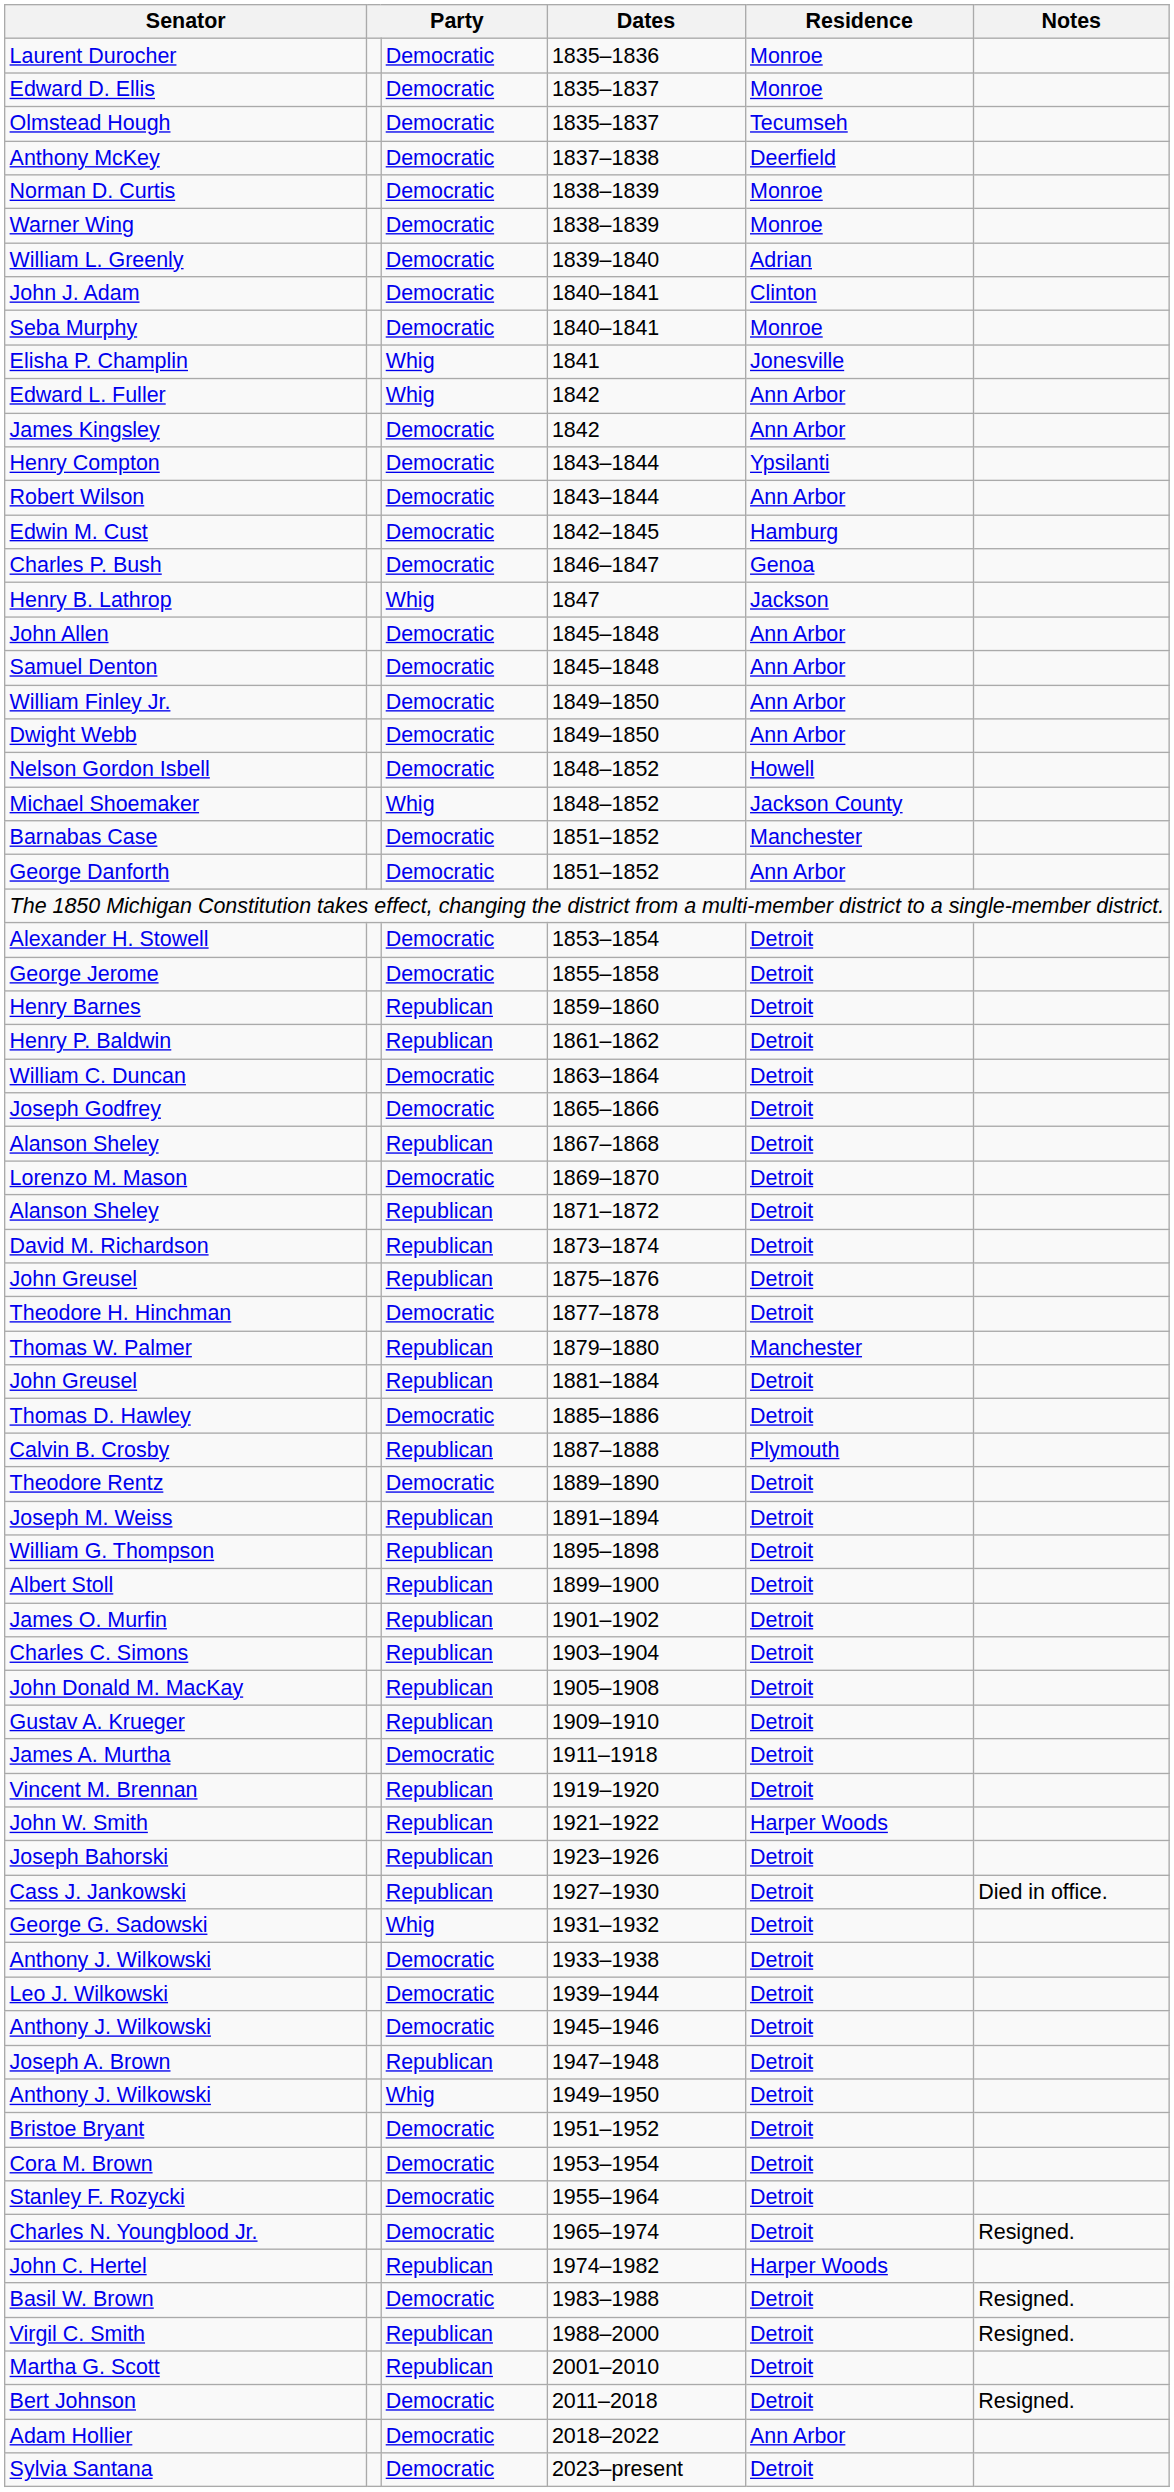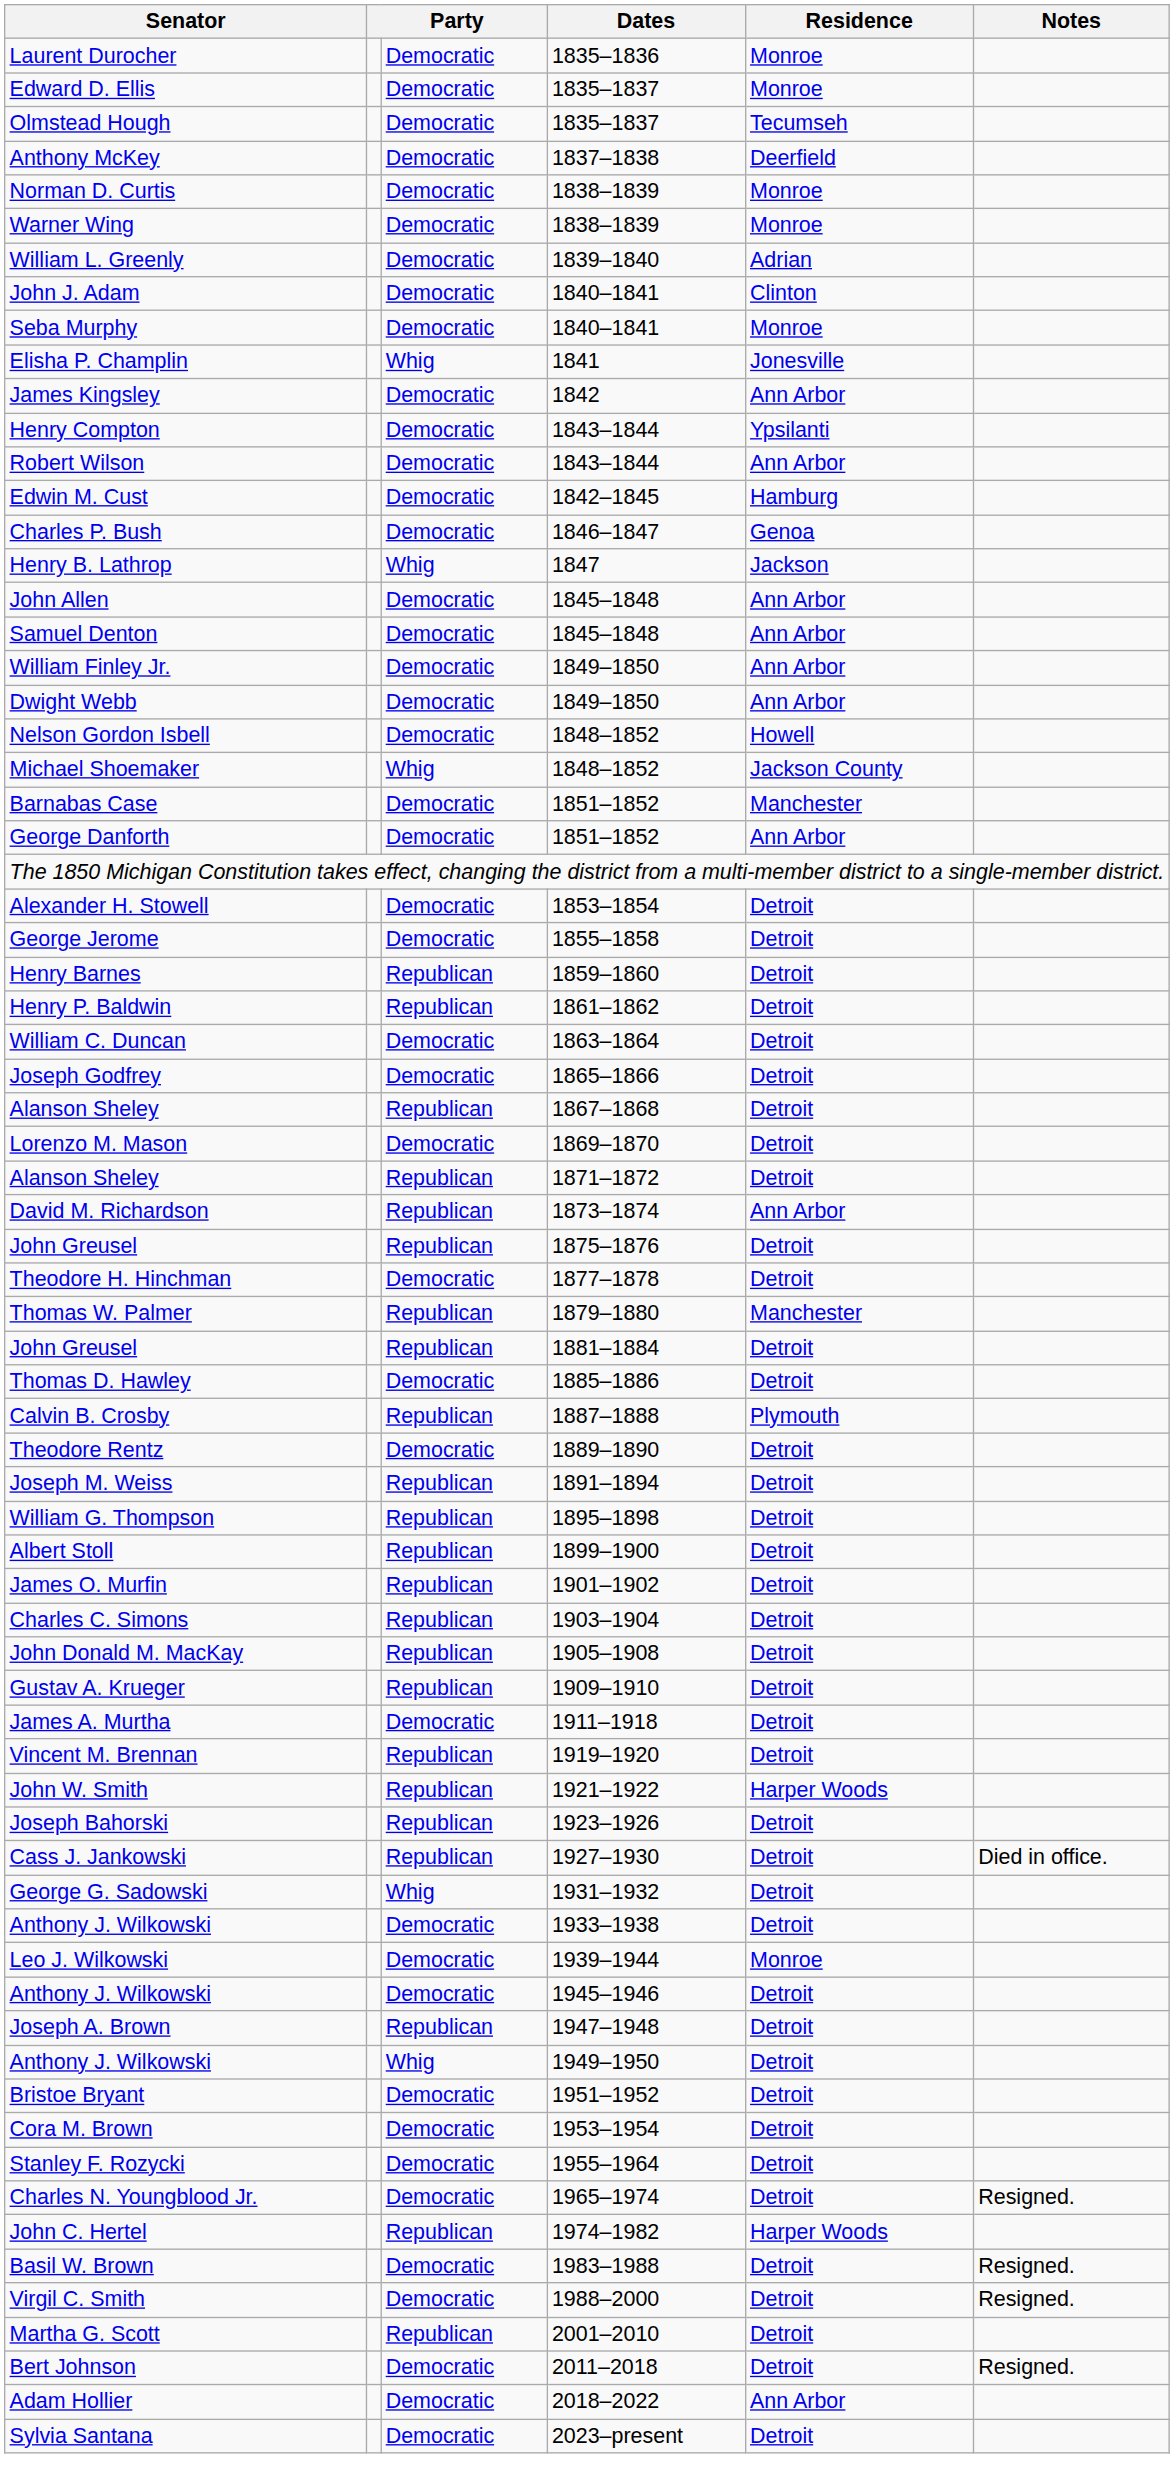- row: (88, 395)
(782, 1245) Detroit -> (798, 1211) Ann Arbor
(782, 1993) Detroit -> (786, 1959) Monroe
(439, 2333) Republican -> (440, 2299) Democratic
